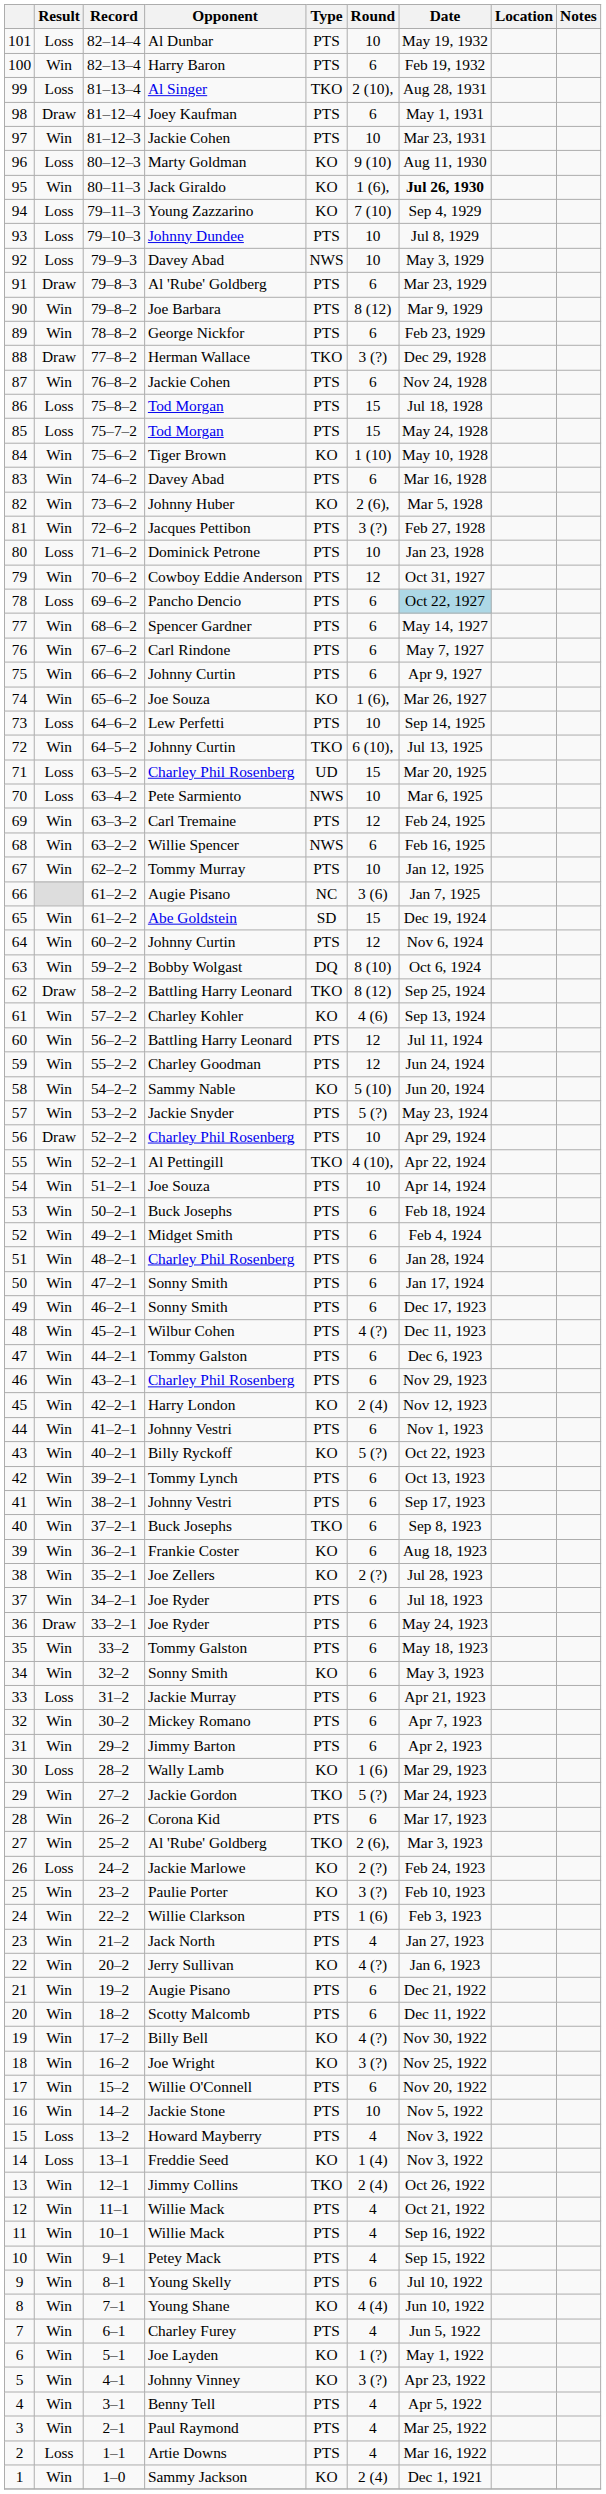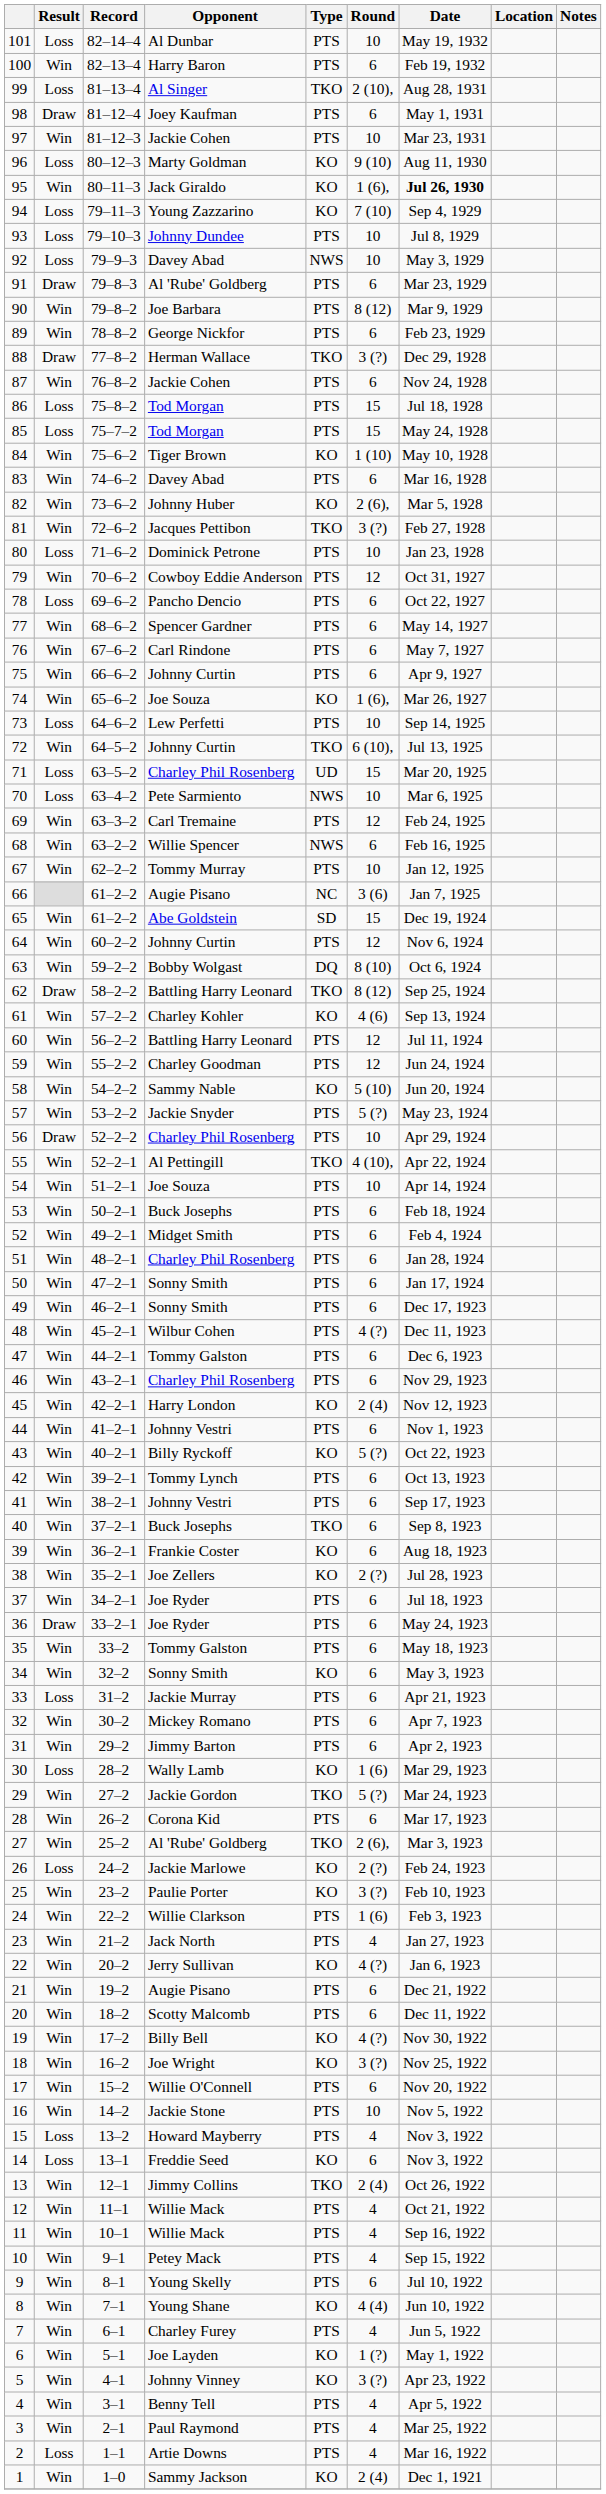(326, 528) PTS -> (326, 528) TKO
(445, 601) lightblue background -> (445, 601) no background
(373, 2160) 1 (4) -> (373, 2160) 6
